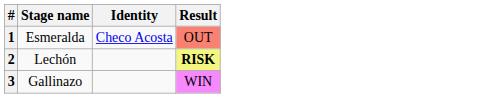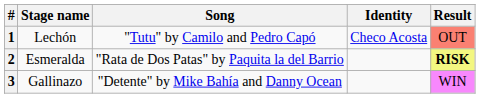+ column: (220, 15)
(55, 37) Esmeralda -> (55, 37) Lechón
(55, 59) Lechón -> (55, 59) Esmeralda
